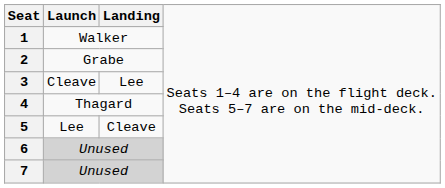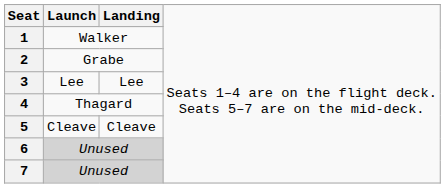(72, 82) Cleave -> (72, 82) Lee
(72, 127) Lee -> (72, 127) Cleave
